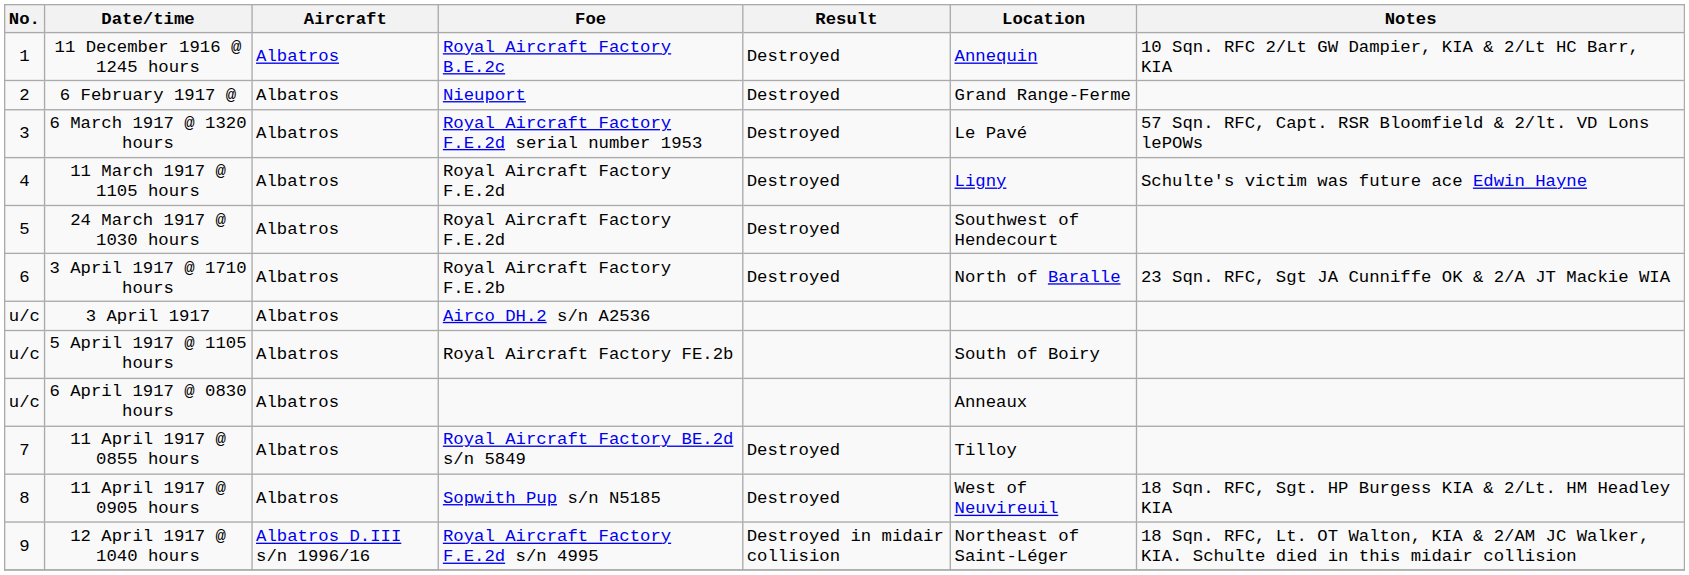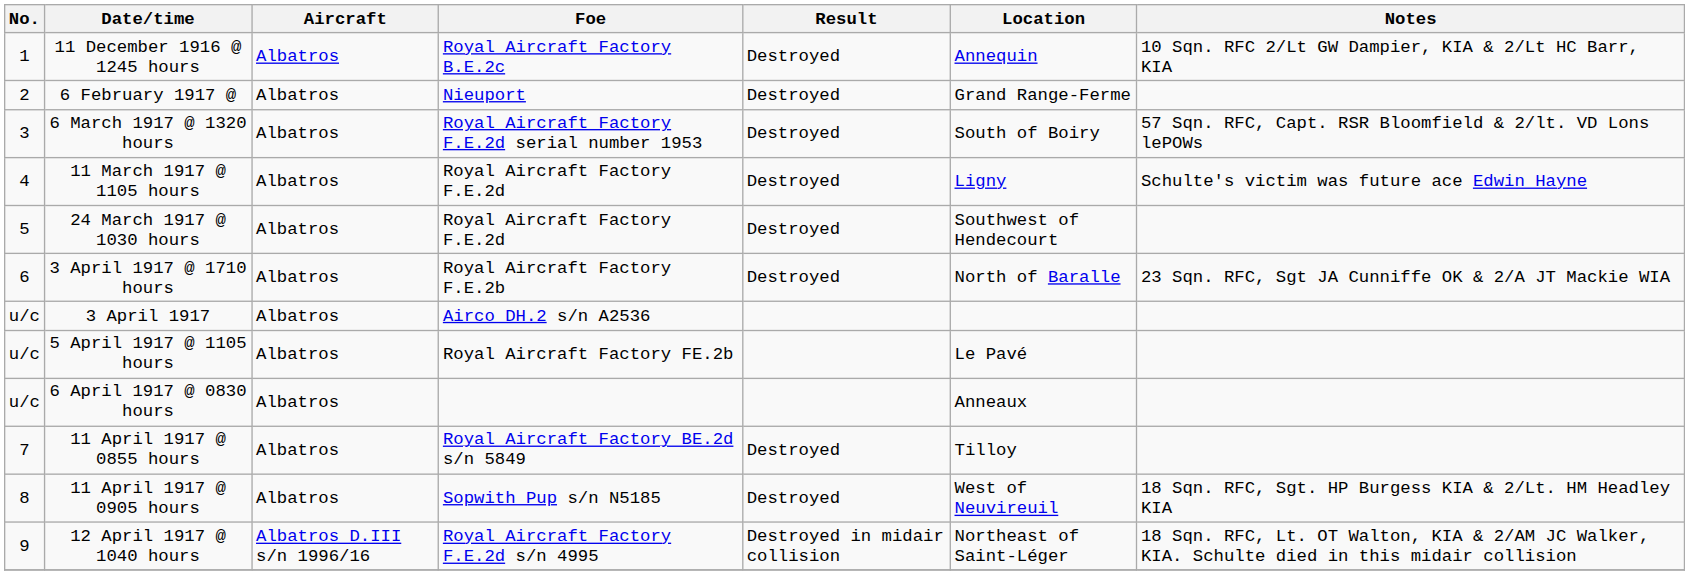(991, 133) Le Pavé -> (1027, 133) South of Boiry
(1027, 354) South of Boiry -> (991, 354) Le Pavé
